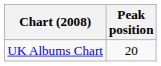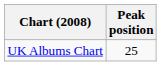(131, 50) 20 -> (131, 50) 25
